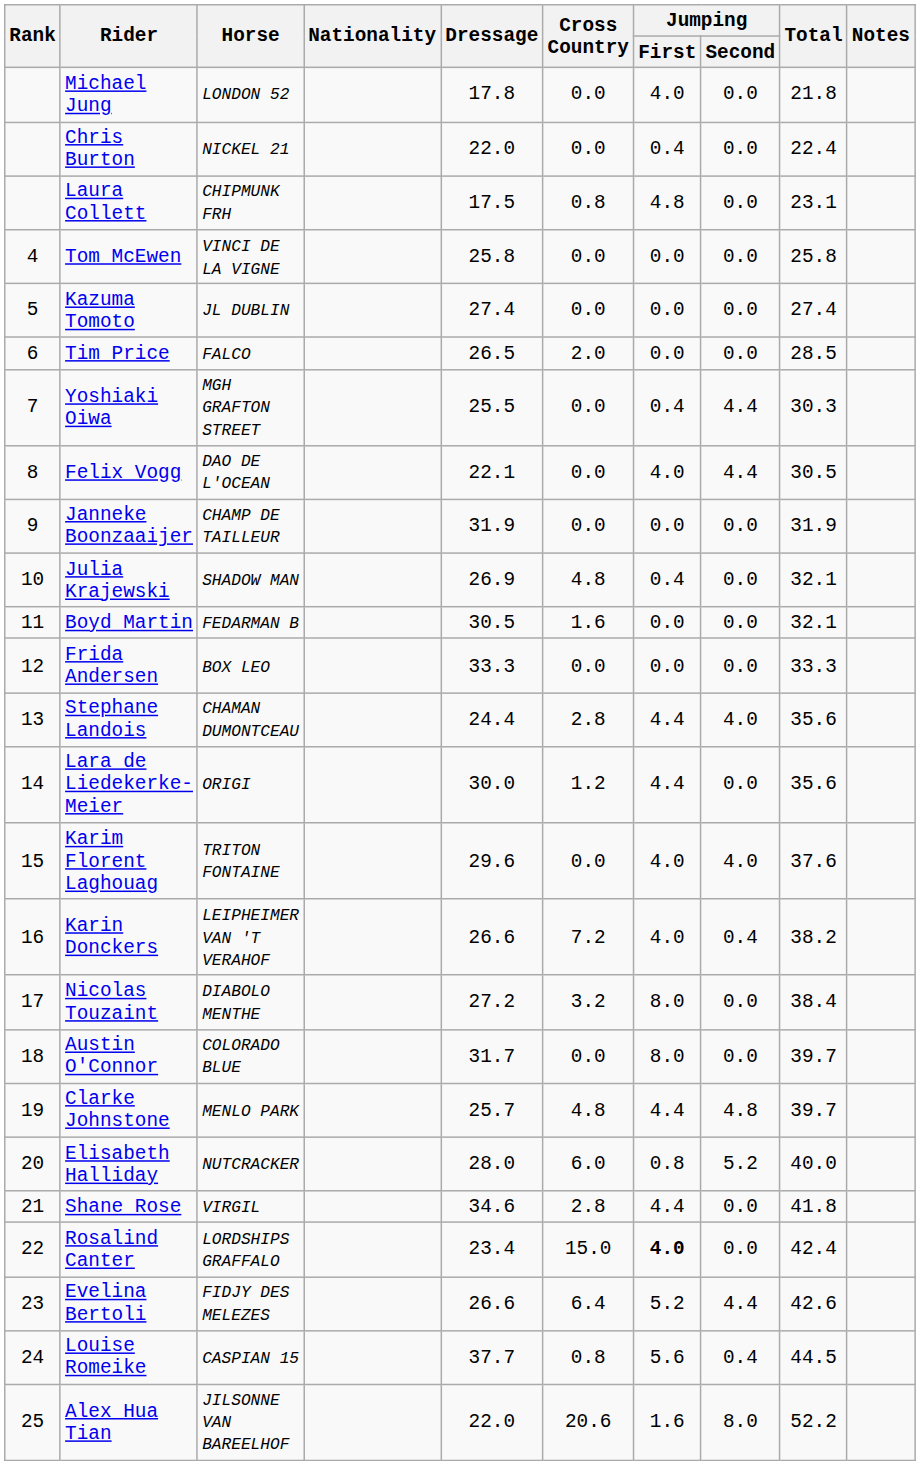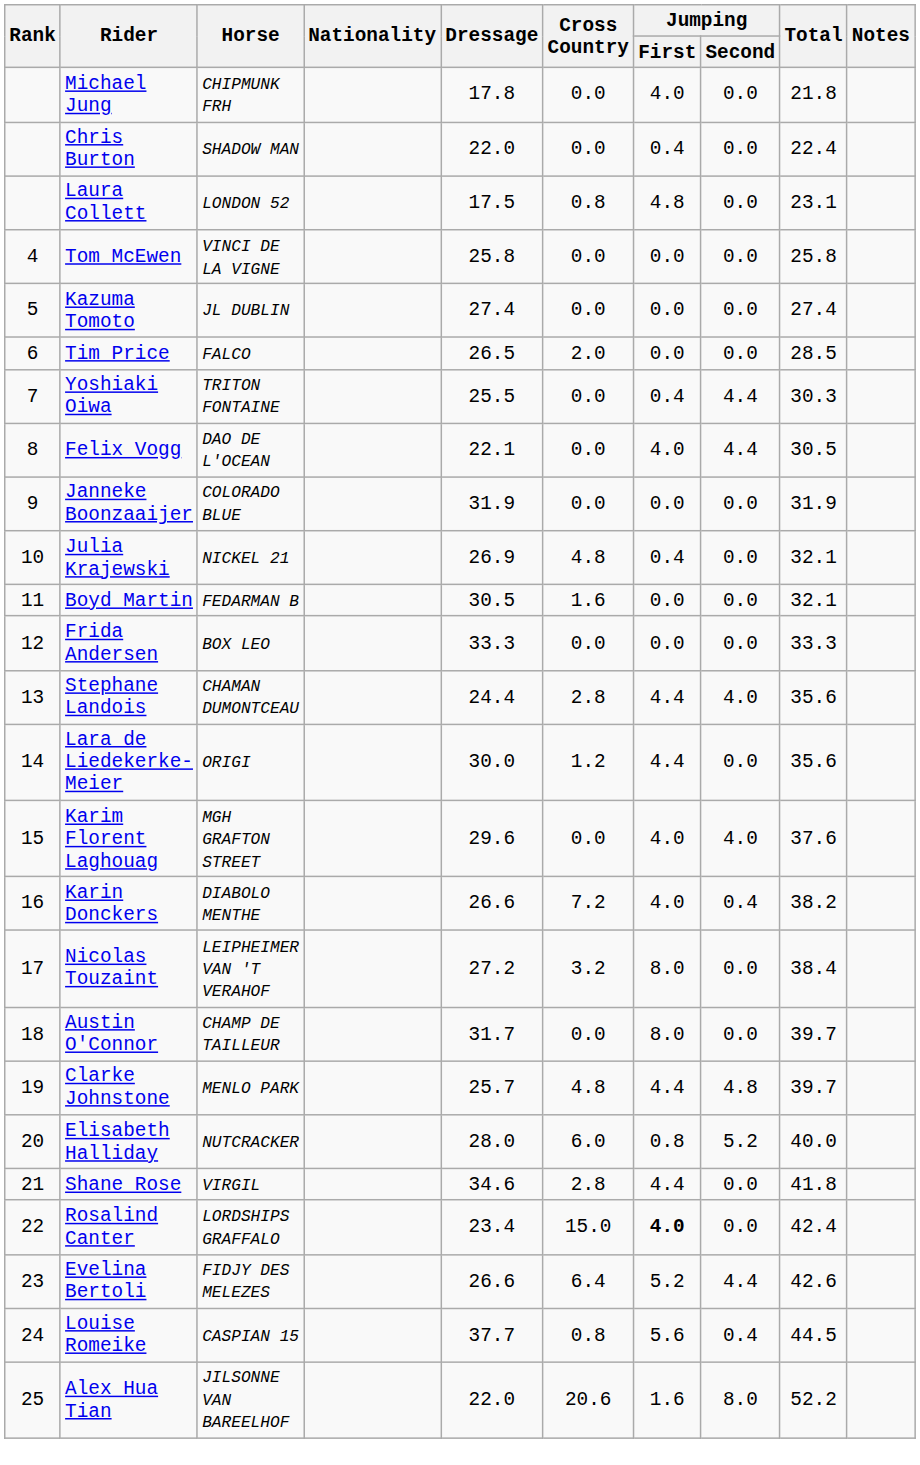(246, 95) LONDON 52 -> (241, 95) CHIPMUNK FRH
(246, 149) NICKEL 21 -> (251, 149) SHADOW MAN
(241, 203) CHIPMUNK FRH -> (246, 203) LONDON 52
(236, 407) MGH GRAFTON STREET -> (241, 396) TRITON FONTAINE
(241, 526) CHAMP DE TAILLEUR -> (241, 504) COLORADO BLUE
(251, 580) SHADOW MAN -> (246, 558) NICKEL 21
(241, 861) TRITON FONTAINE -> (236, 839) MGH GRAFTON STREET
(251, 937) LEIPHEIMER VAN 'T VERAHOF -> (236, 904) DIABOLO MENTHE
(236, 1002) DIABOLO MENTHE -> (251, 969) LEIPHEIMER VAN 'T VERAHOF
(241, 1056) COLORADO BLUE -> (241, 1034) CHAMP DE TAILLEUR
